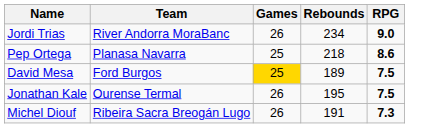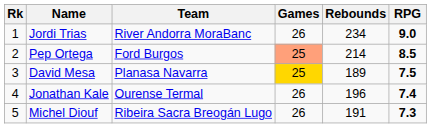+ column: (15, 14)
(139, 53) Planasa Navarra -> (149, 53) Ford Burgos
(277, 53) no background -> (299, 53) lightsalmon background
(334, 53) 218 -> (356, 53) 214
(386, 53) 8.6 -> (408, 53) 8.5
(127, 73) Ford Burgos -> (161, 73) Planasa Navarra
(334, 93) 195 -> (356, 93) 196
(386, 93) 7.5 -> (408, 93) 7.4
